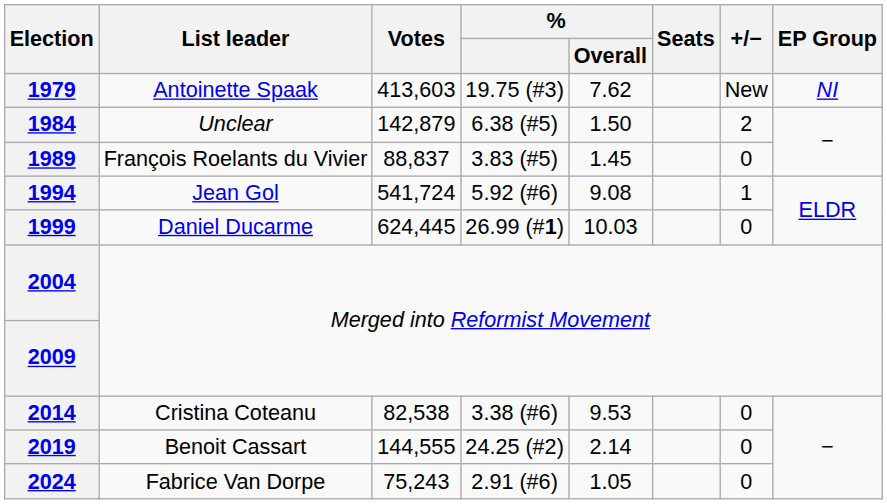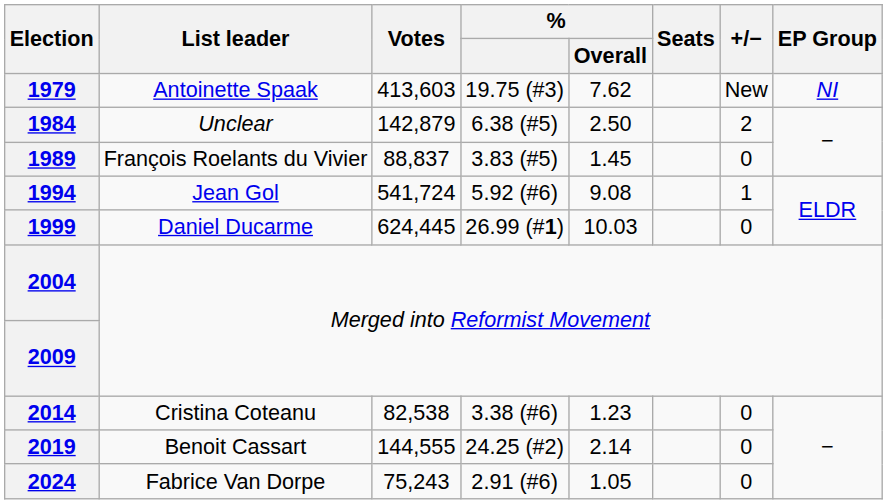(610, 124) 1.50 -> (610, 124) 2.50
(610, 412) 9.53 -> (610, 412) 1.23
